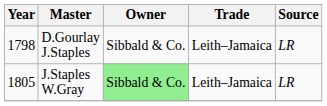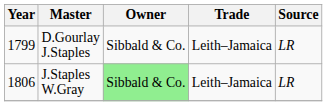(21, 44) 1798 -> (21, 44) 1799
(21, 82) 1805 -> (21, 82) 1806
